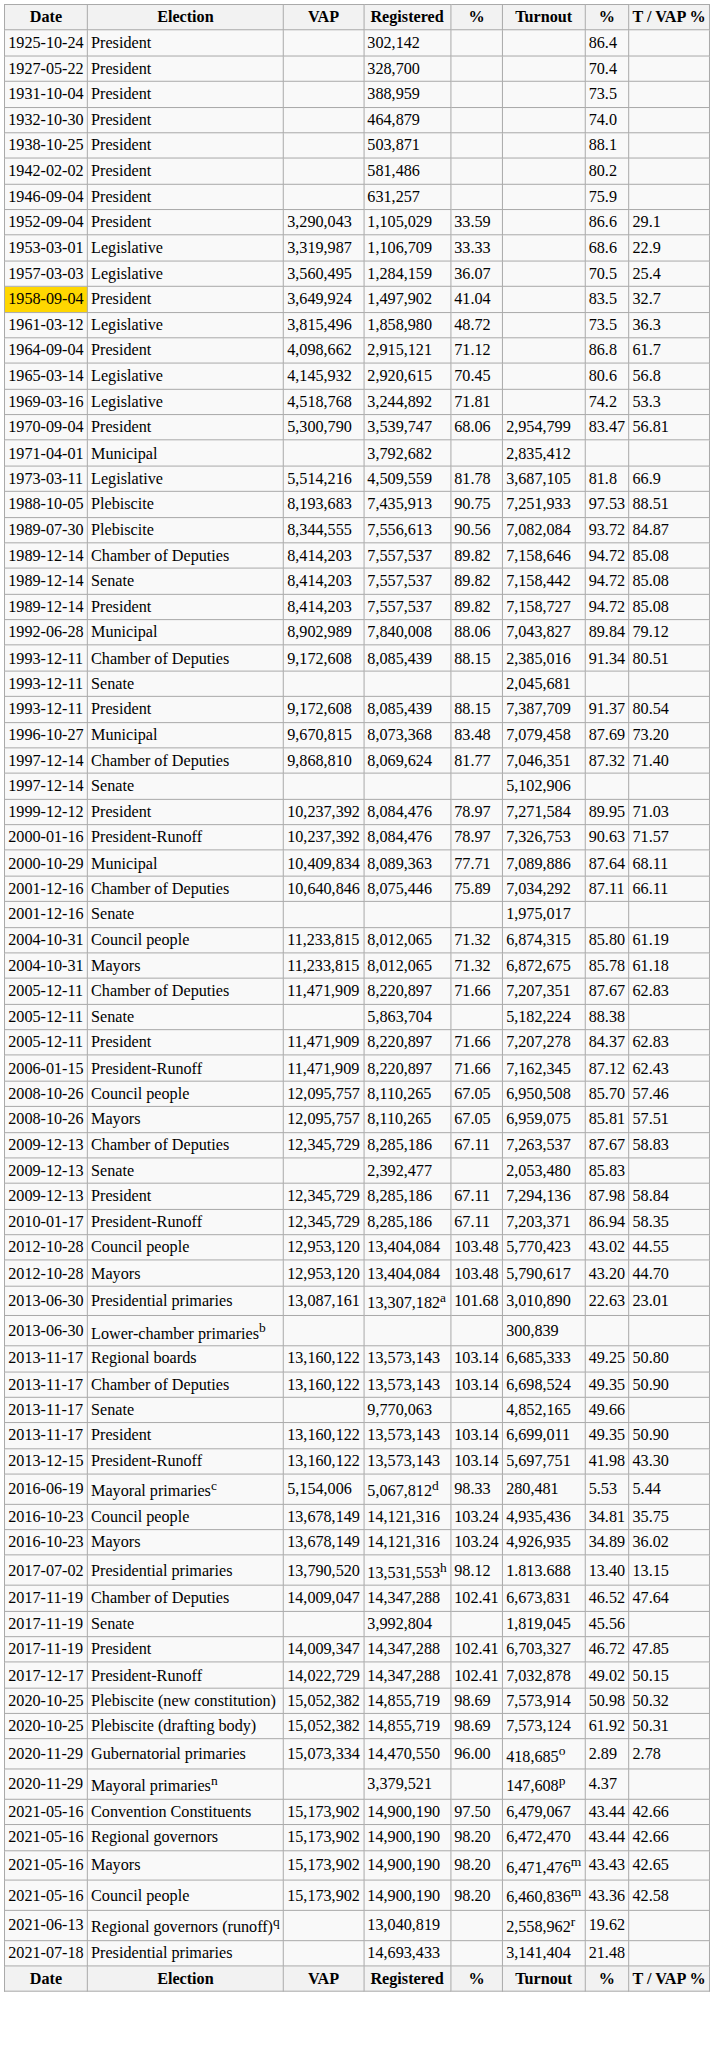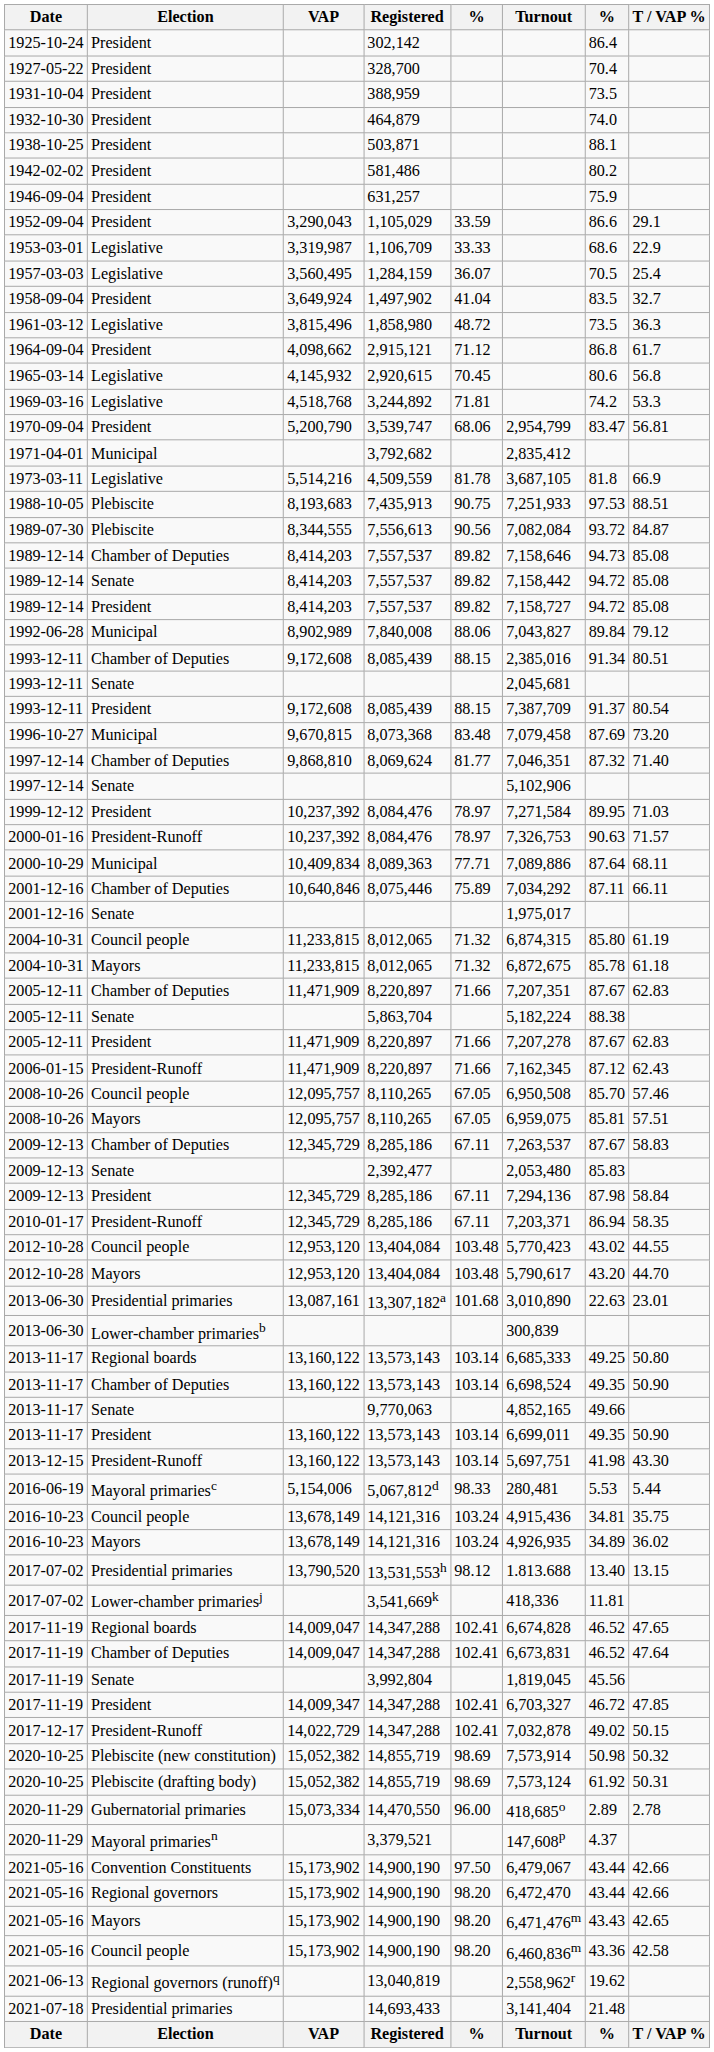(46, 299) gold background -> (46, 299) no background
(319, 427) 5,300,790 -> (319, 427) 5,200,790
(607, 555) 94.72 -> (607, 555) 94.73
(607, 1042) 84.37 -> (607, 1042) 87.67
(538, 1516) 4,935,436 -> (538, 1516) 4,915,436
+ row: (177, 1600)
+ row: (144, 1628)
